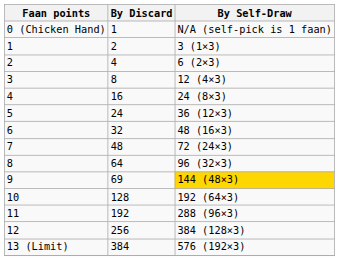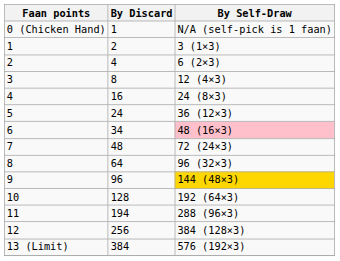(117, 130) 32 -> (117, 130) 34
(205, 130) no background -> (205, 130) pink background
(117, 180) 69 -> (117, 180) 96
(120, 214) 192 -> (120, 214) 194
